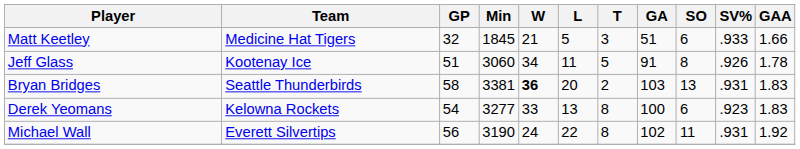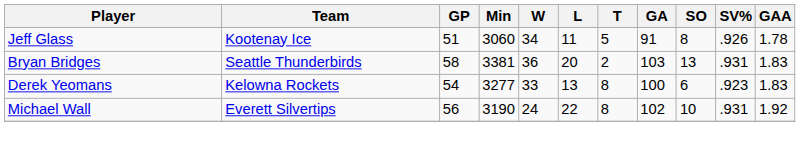- row: (49, 39)
(530, 86) bold -> (530, 62) normal
(688, 132) 11 -> (688, 109) 10
